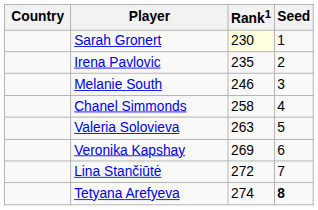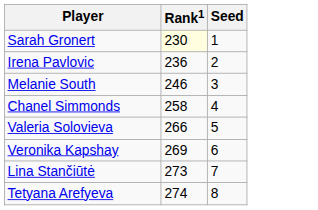- column: (38, 17)
(242, 62) 235 -> (176, 62) 236
(242, 128) 263 -> (176, 128) 266
(242, 171) 272 -> (176, 171) 273
(281, 193) bold -> (215, 193) normal
